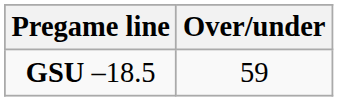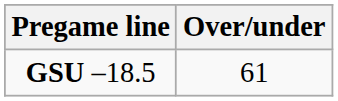(254, 72) 59 -> (254, 72) 61
